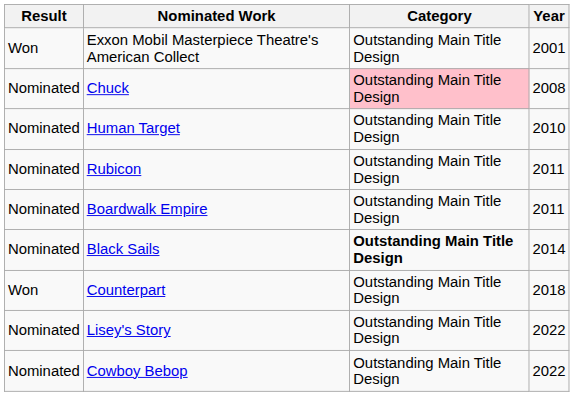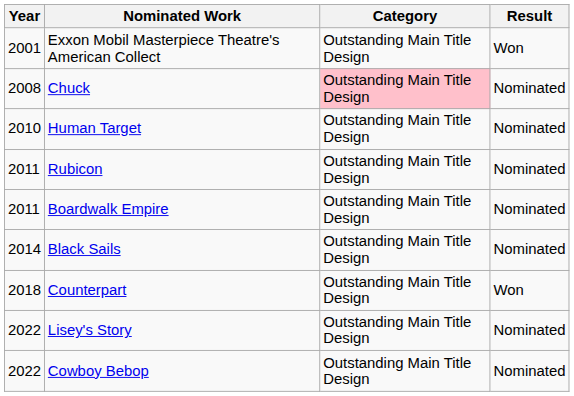columns swapped: (549, 16) <-> (44, 16)
(433, 249) bold -> (397, 249) normal
